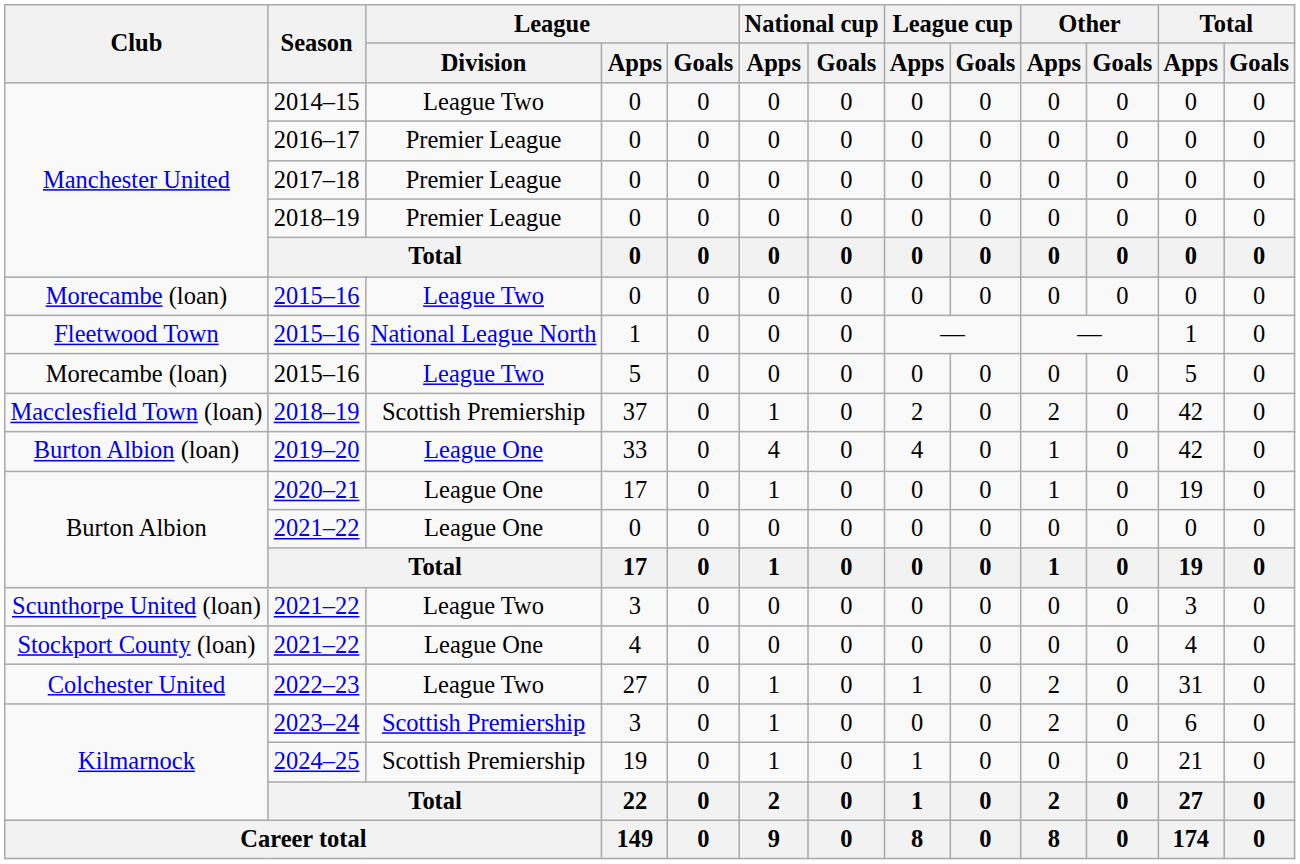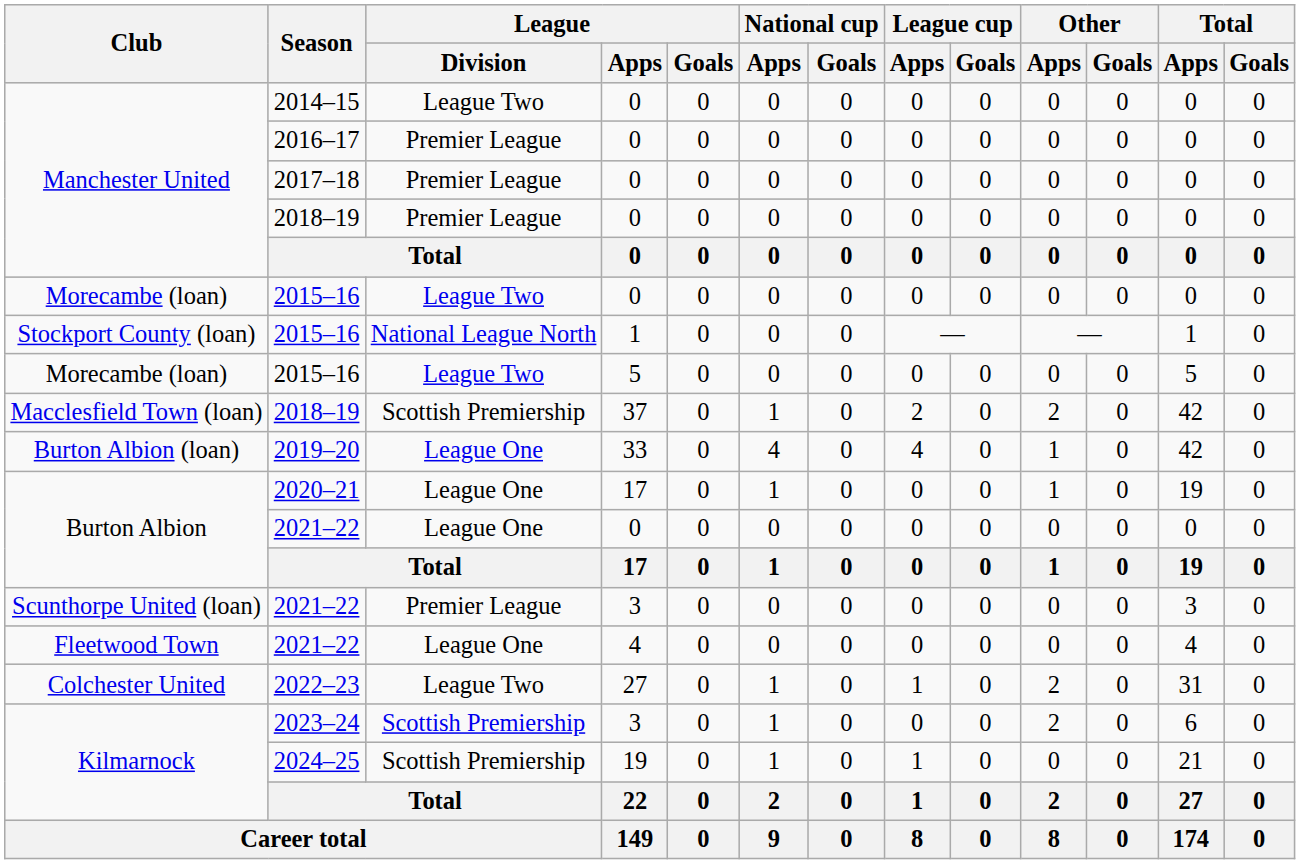(136, 334) Fleetwood Town -> (136, 334) Stockport County (loan)
(484, 606) League Two -> (484, 606) Premier League
(136, 645) Stockport County (loan) -> (136, 645) Fleetwood Town
